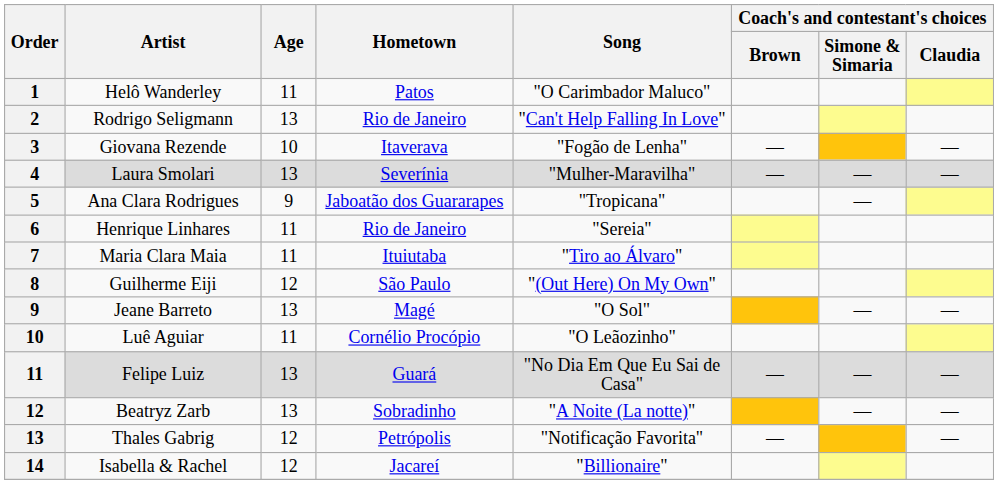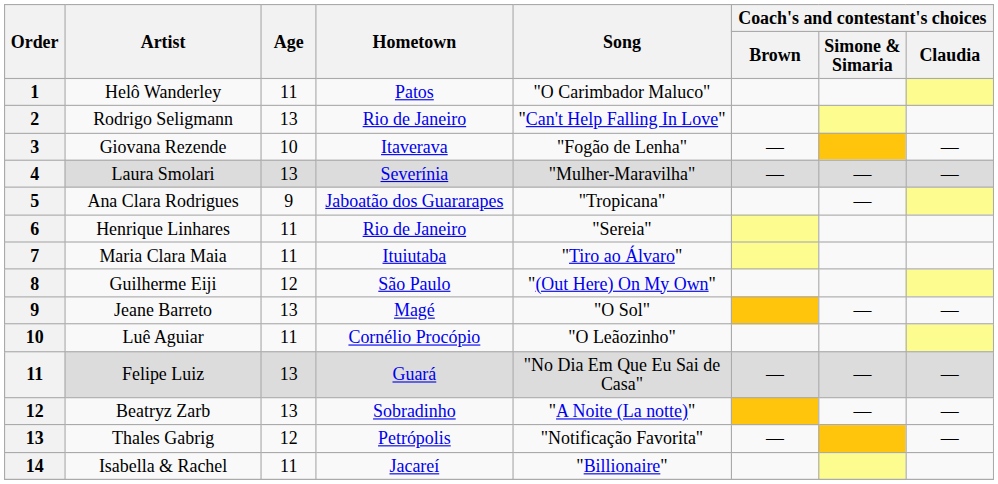(289, 466) 12 -> (289, 466) 11
